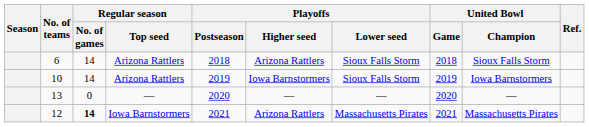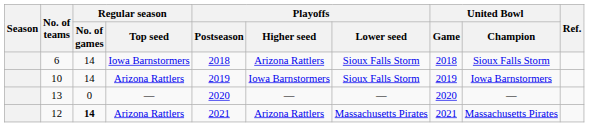(149, 61) Arizona Rattlers -> (149, 61) Iowa Barnstormers
(149, 113) Iowa Barnstormers -> (149, 113) Arizona Rattlers
